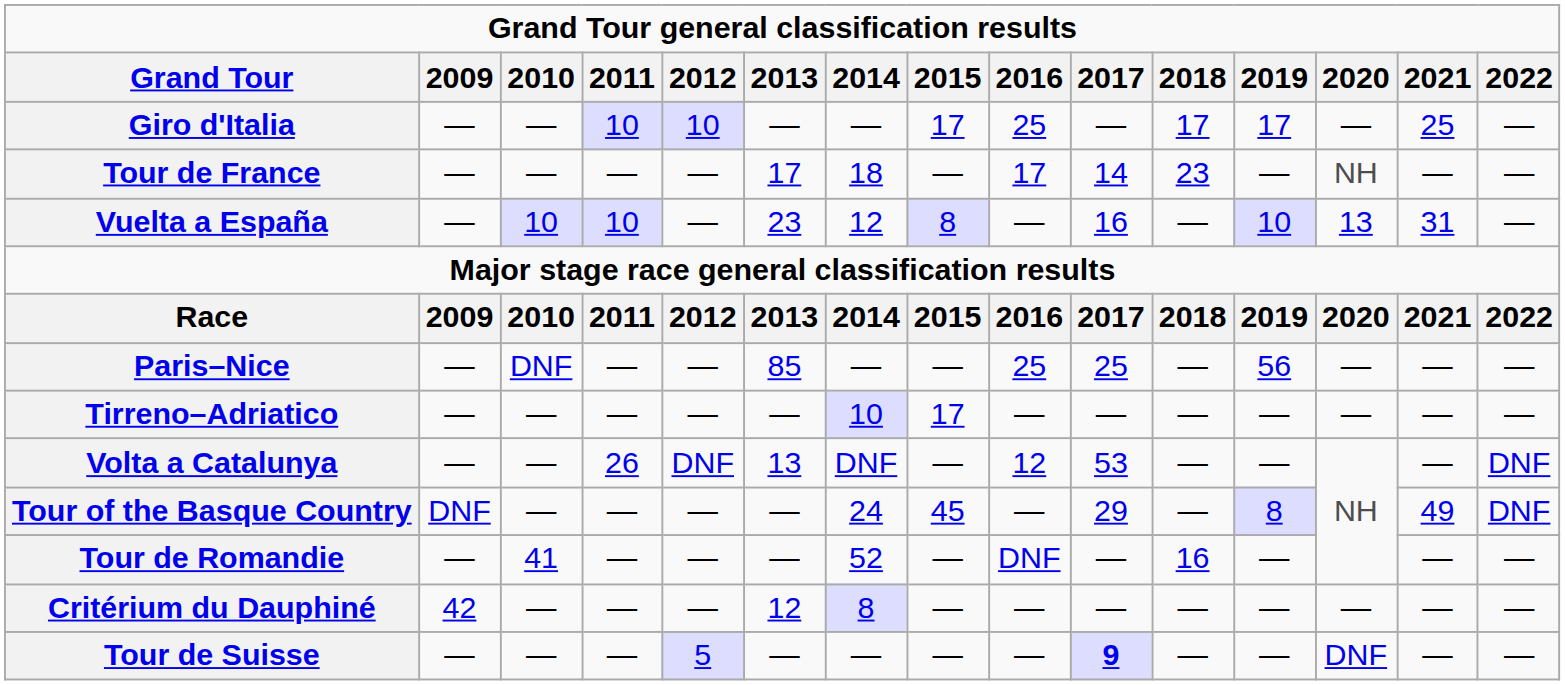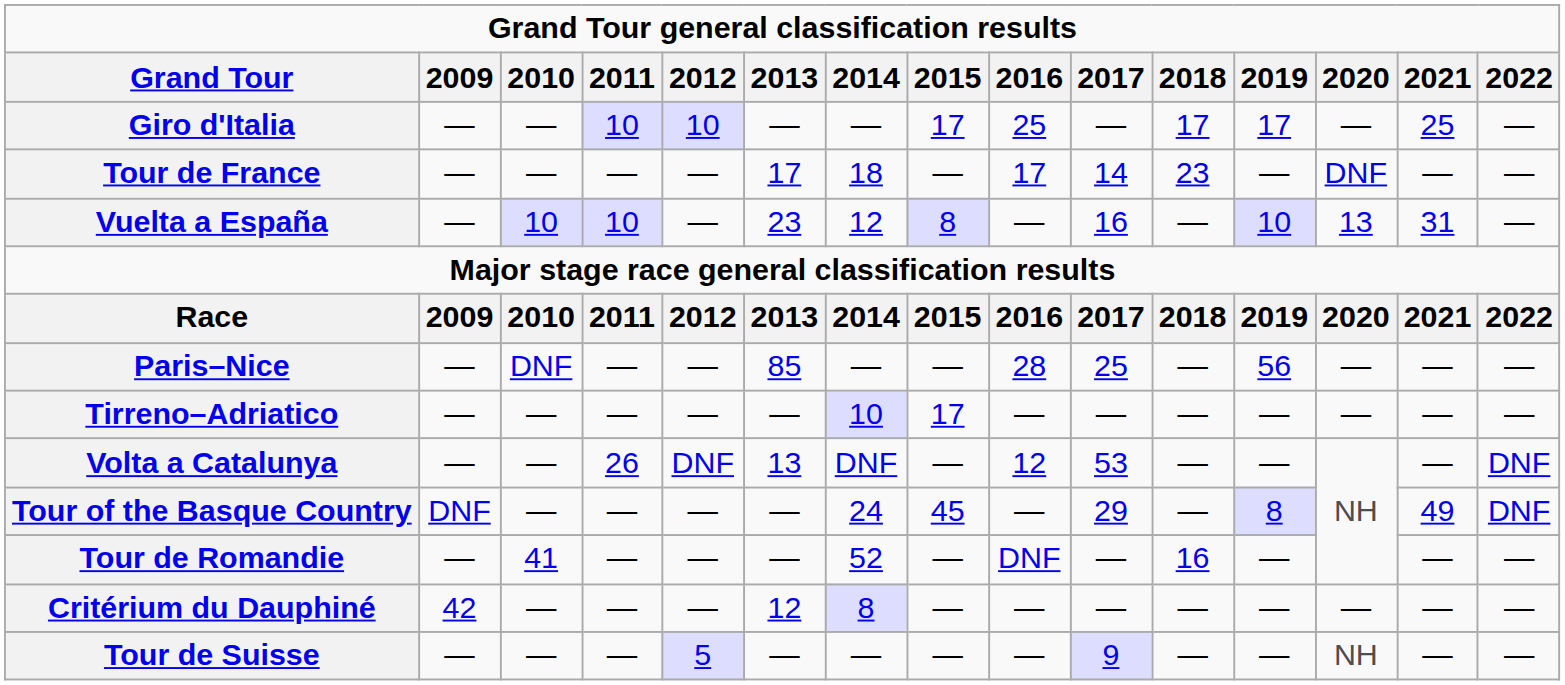(1356, 173) NH -> (1356, 173) DNF
(1029, 366) 25 -> (1029, 366) 28
(1111, 655) bold -> (1111, 655) normal
(1356, 655) DNF -> (1356, 655) NH
